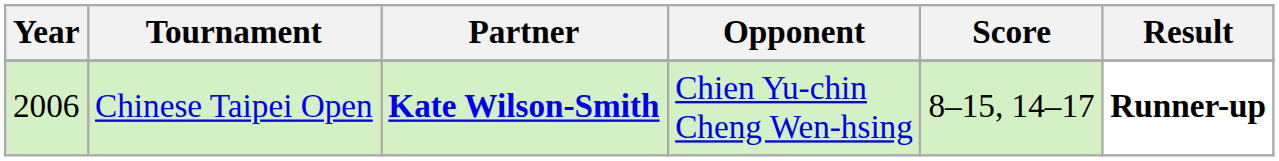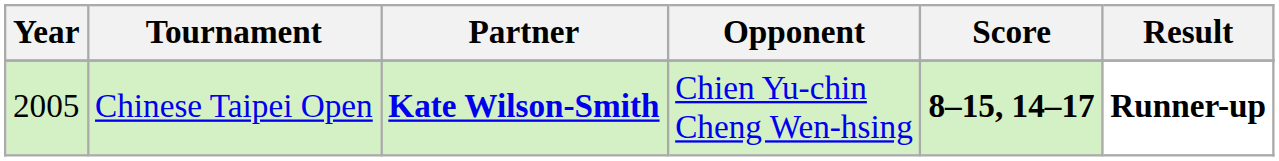(46, 106) 2006 -> (46, 106) 2005
(1012, 106) normal -> (1012, 106) bold
